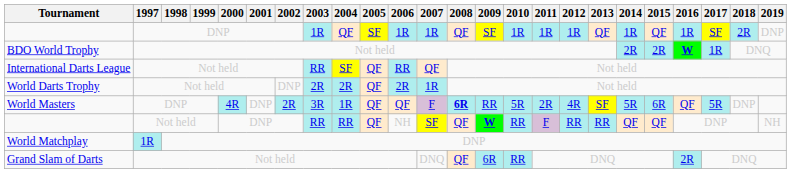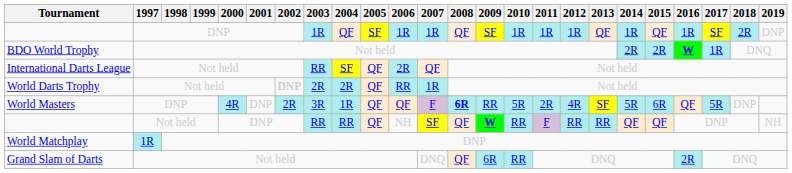(402, 68) RR -> (403, 68) 2R
(289, 86) normal -> (289, 86) bold
(402, 86) 2R -> (403, 86) RR
